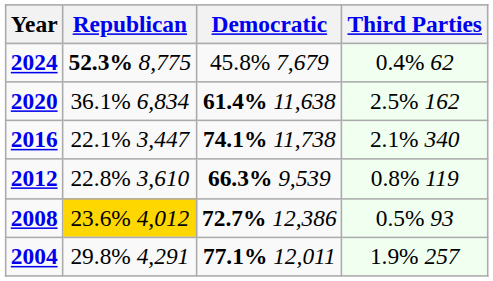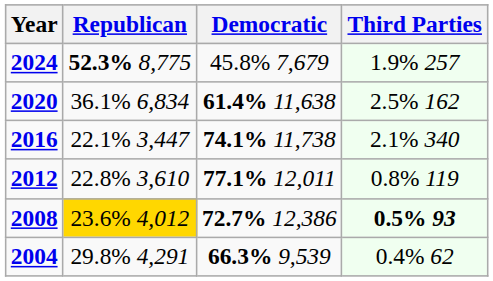(415, 62) 0.4% 62 -> (415, 62) 1.9% 257
(269, 178) 66.3% 9,539 -> (269, 178) 77.1% 12,011
(415, 217) normal -> (415, 217) bold
(269, 255) 77.1% 12,011 -> (269, 255) 66.3% 9,539
(415, 255) 1.9% 257 -> (415, 255) 0.4% 62
